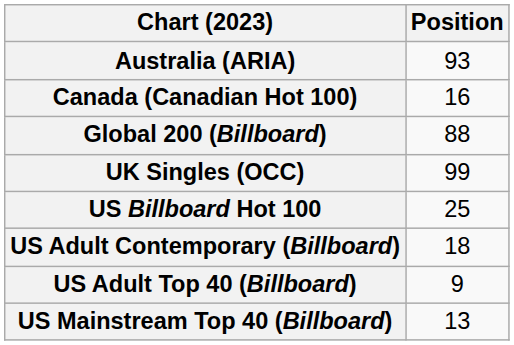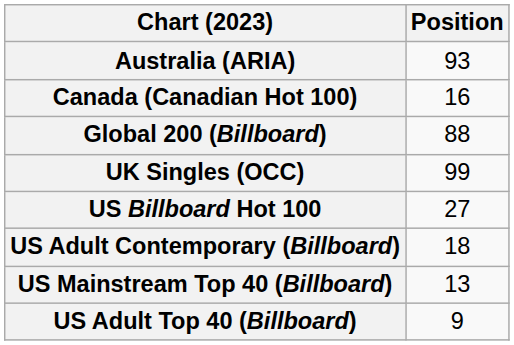(457, 209) 25 -> (457, 209) 27
rows swapped: (205, 284) <-> (205, 321)
